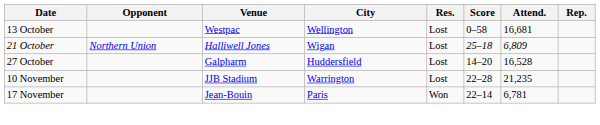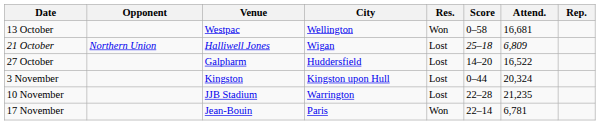(438, 29) Lost -> (439, 29) Won
(518, 62) 16,528 -> (518, 62) 16,522
+ row: (33, 78)
